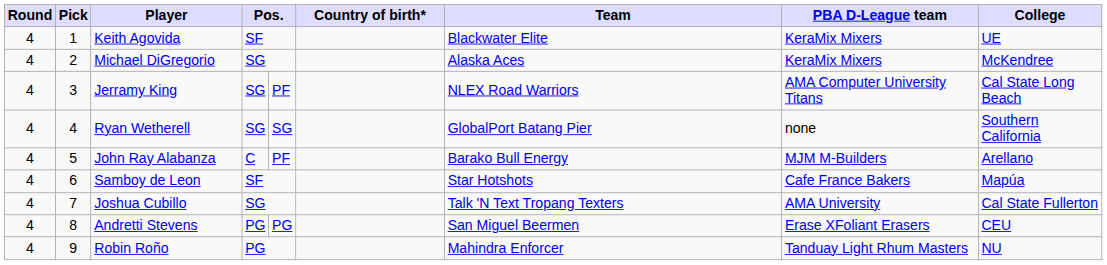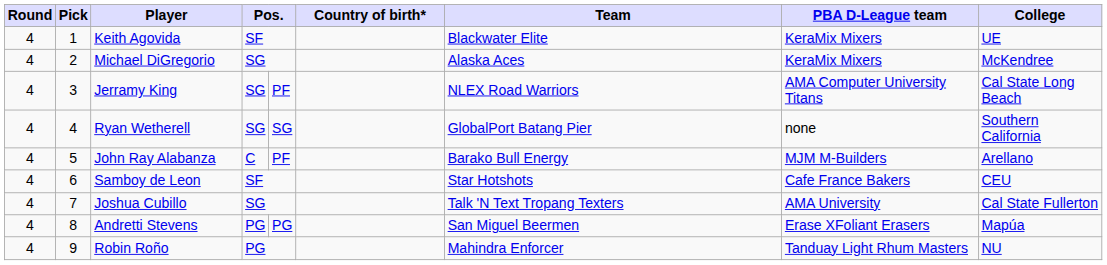(1003, 181) Mapúa -> (996, 181) CEU
(996, 225) CEU -> (1003, 225) Mapúa
